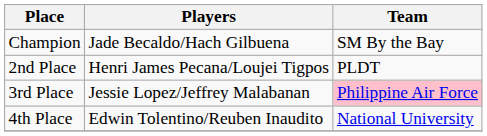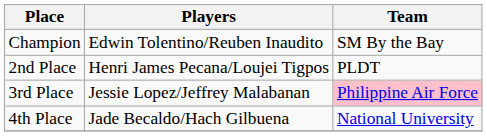(189, 42) Jade Becaldo/Hach Gilbuena -> (206, 42) Edwin Tolentino/Reuben Inaudito
(206, 118) Edwin Tolentino/Reuben Inaudito -> (189, 118) Jade Becaldo/Hach Gilbuena
